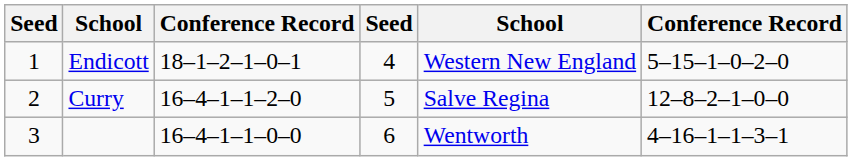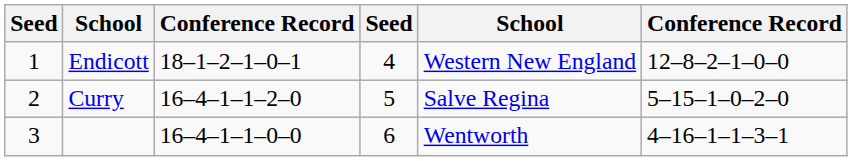(718, 60) 5–15–1–0–2–0 -> (718, 60) 12–8–2–1–0–0
(718, 98) 12–8–2–1–0–0 -> (718, 98) 5–15–1–0–2–0
